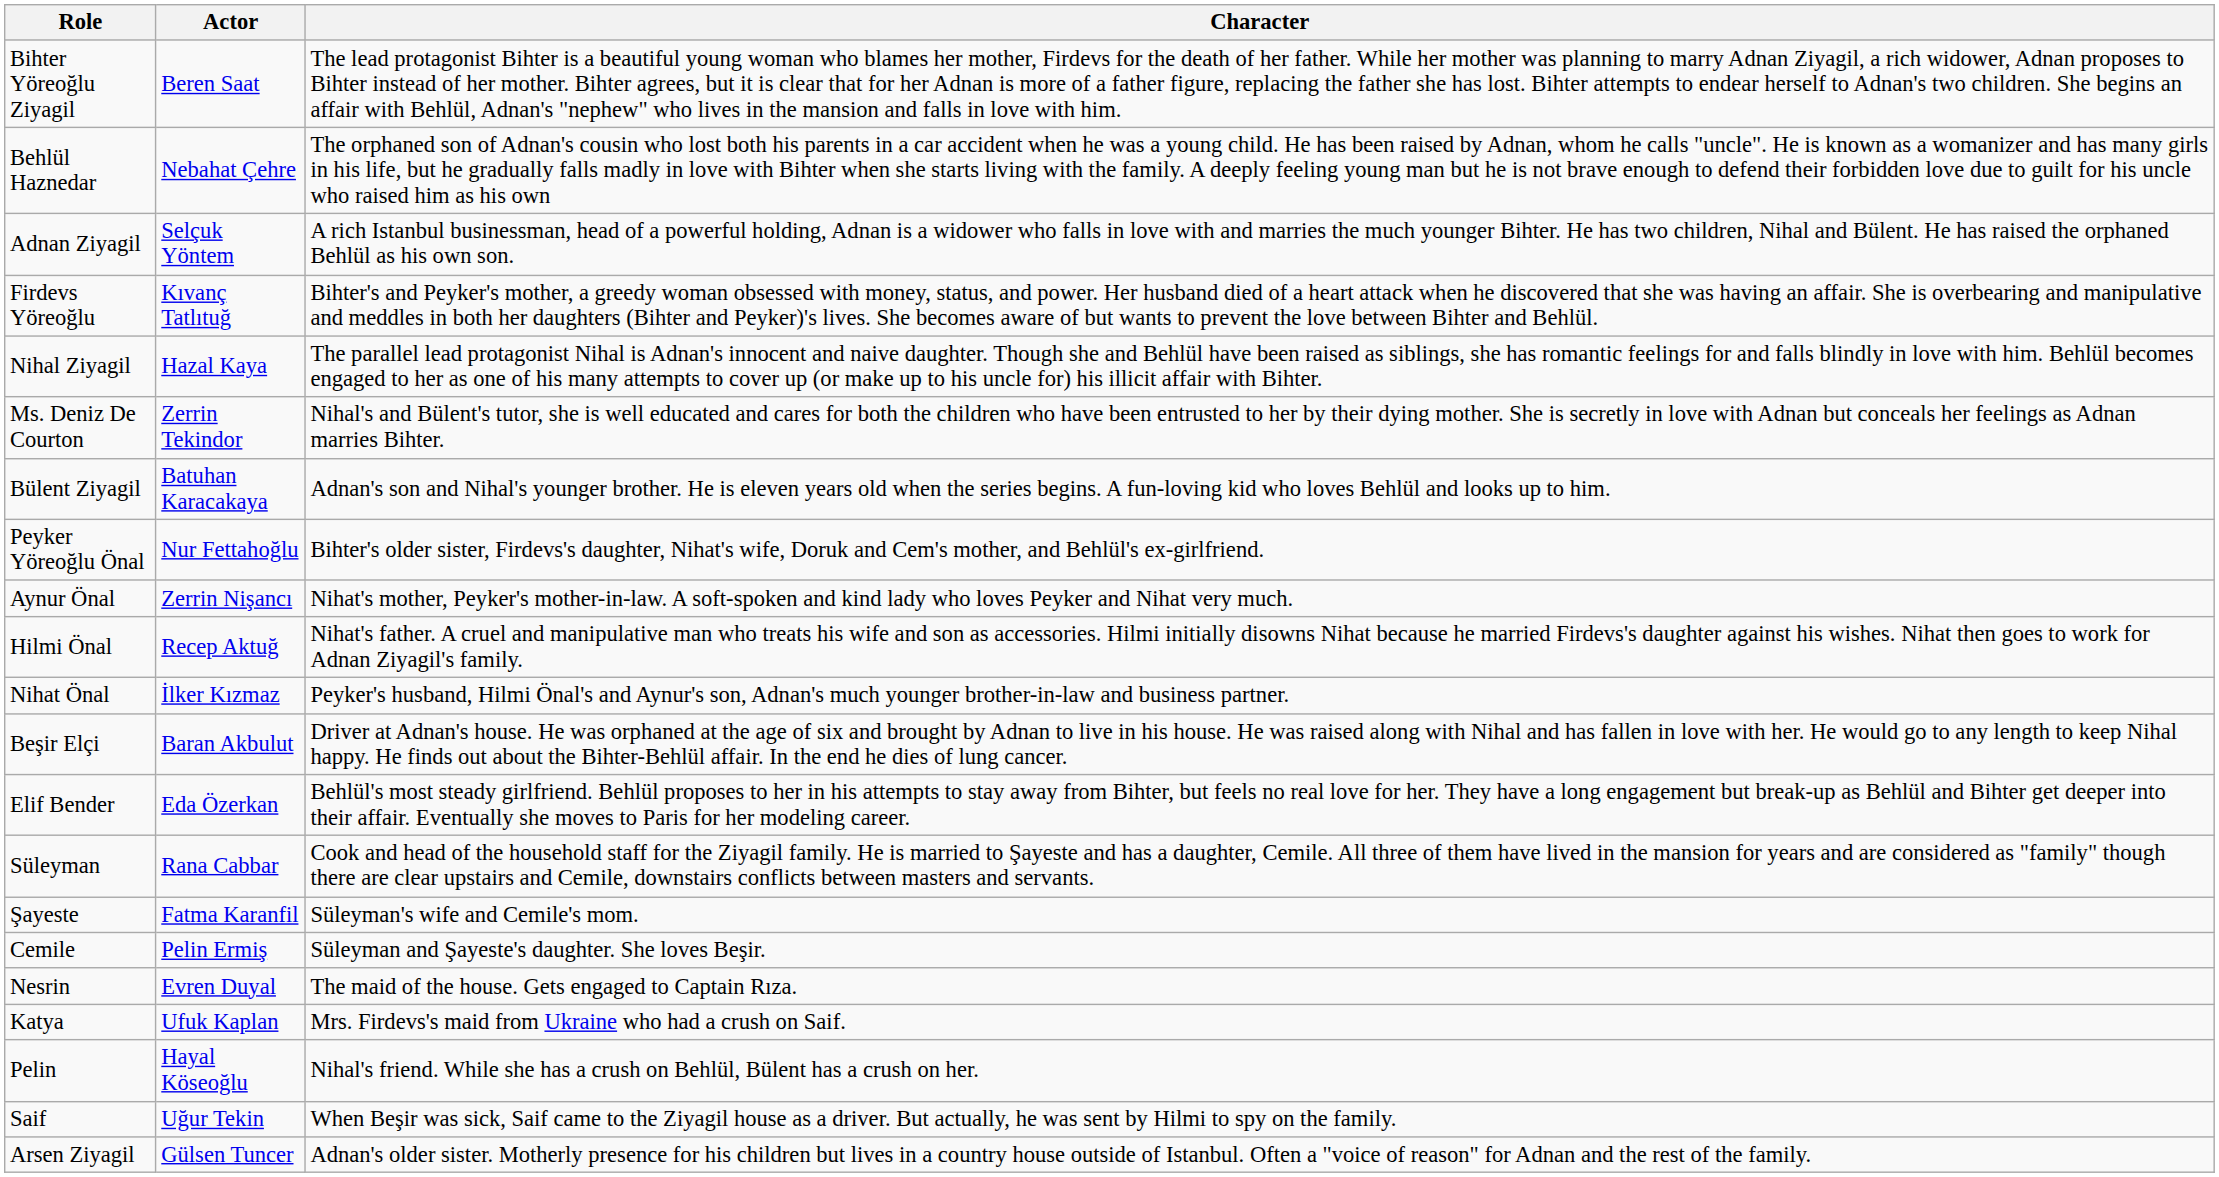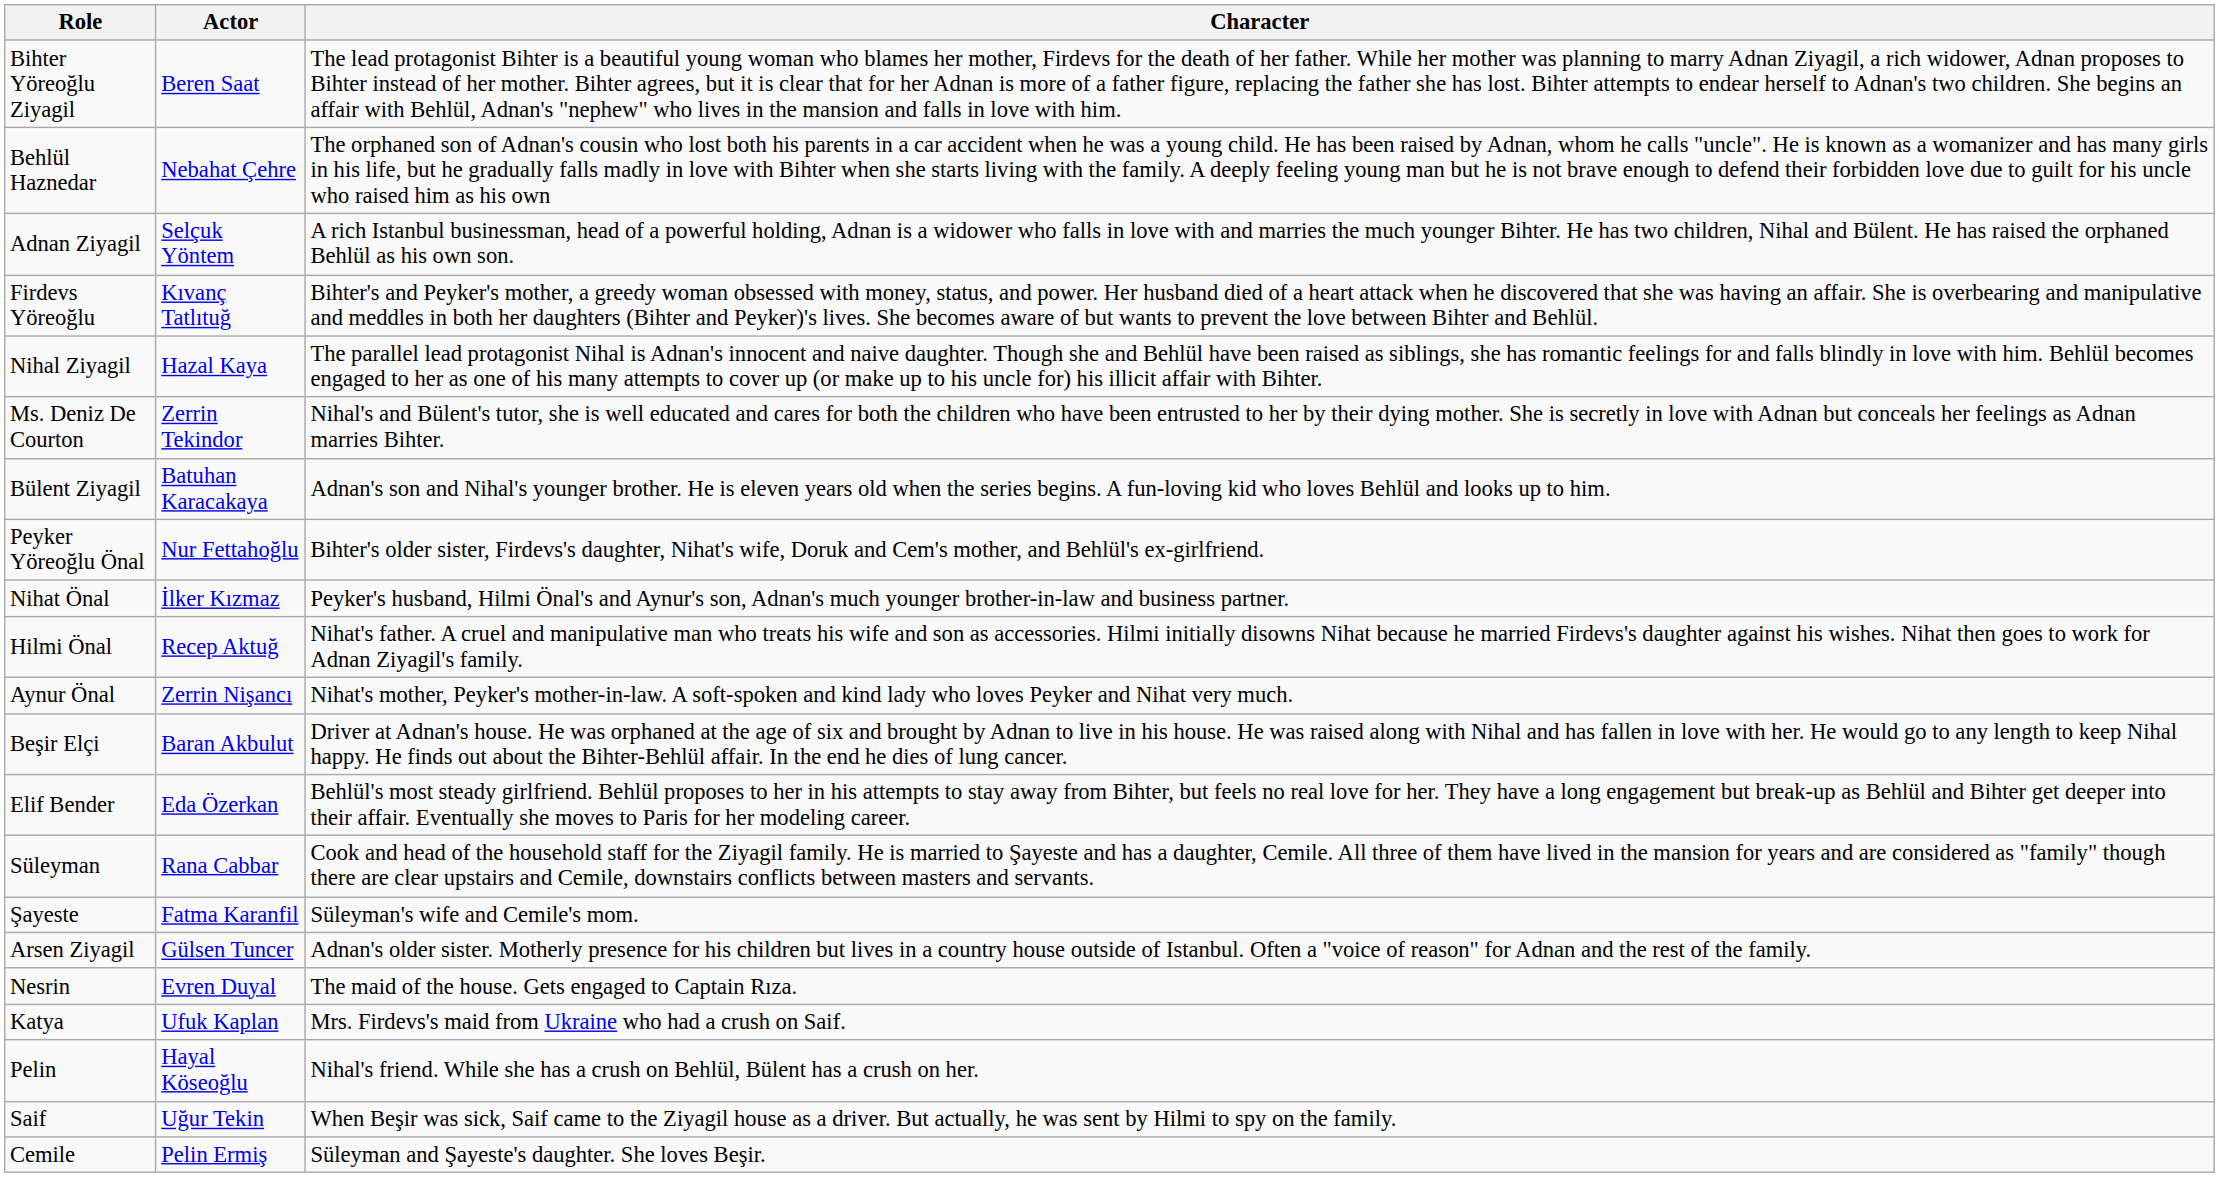rows swapped: (60, 695) <-> (62, 598)
rows swapped: (42, 950) <-> (72, 1154)
